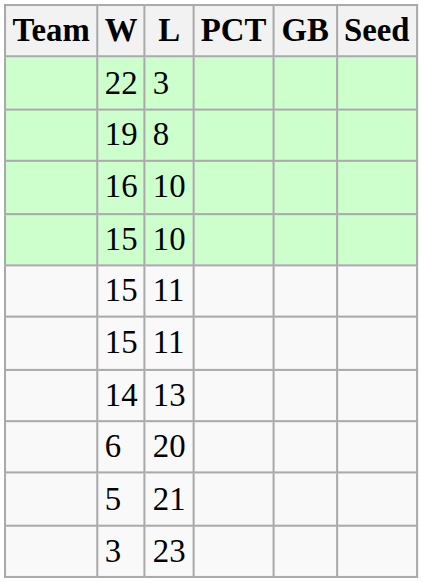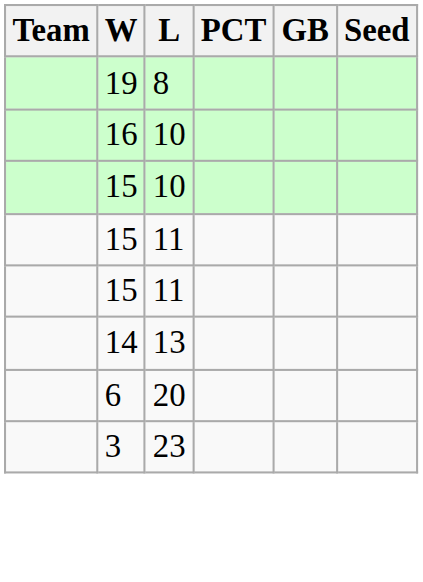- row: (121, 82)
- row: (113, 498)
